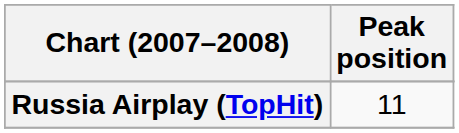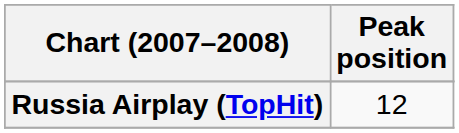(392, 104) 11 -> (392, 104) 12
